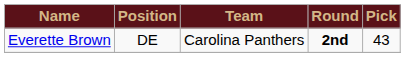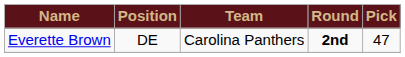(381, 40) 43 -> (381, 40) 47
